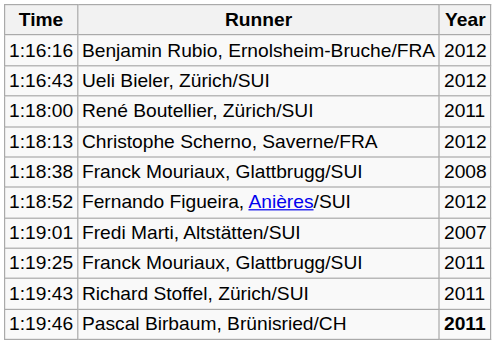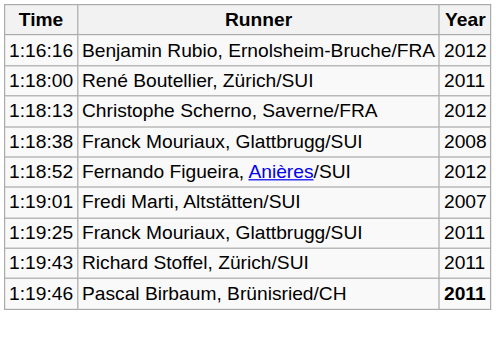- row: (41, 80)
